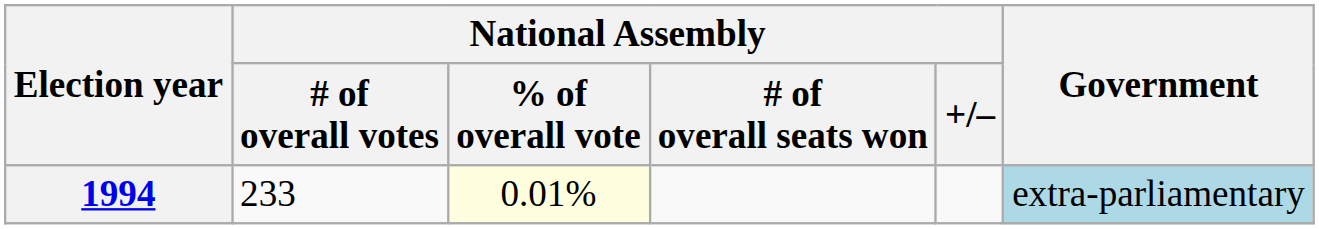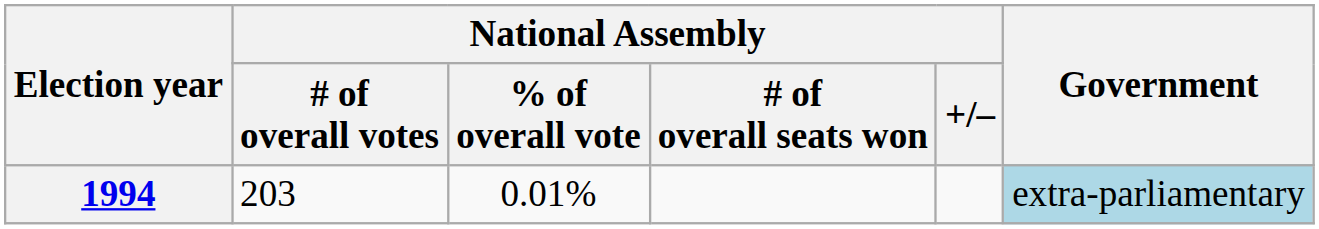(268, 193) 233 -> (268, 193) 203
(548, 193) lightyellow background -> (548, 193) no background
